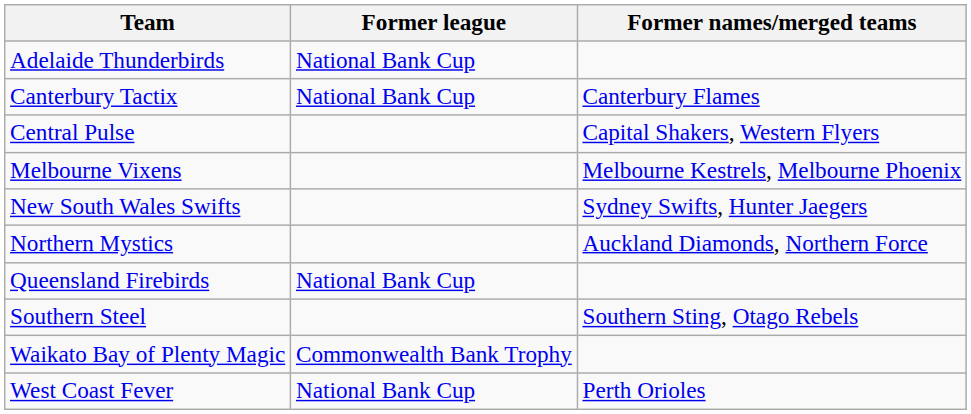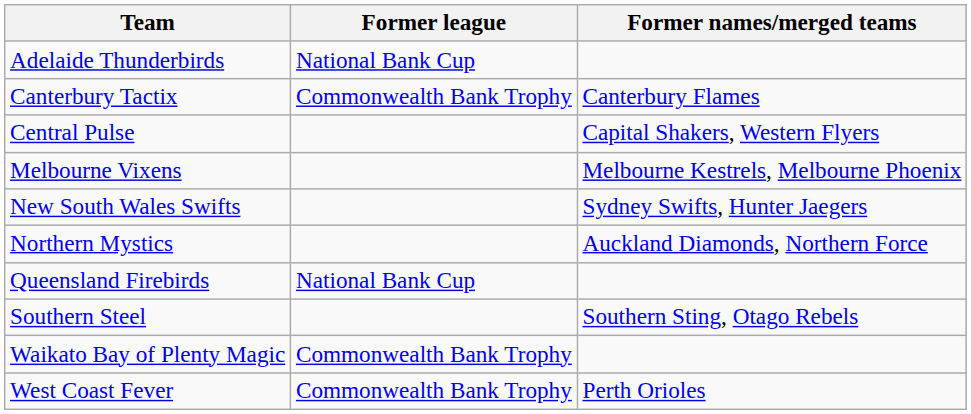(386, 96) National Bank Cup -> (434, 96) Commonwealth Bank Trophy
(386, 390) National Bank Cup -> (434, 390) Commonwealth Bank Trophy
